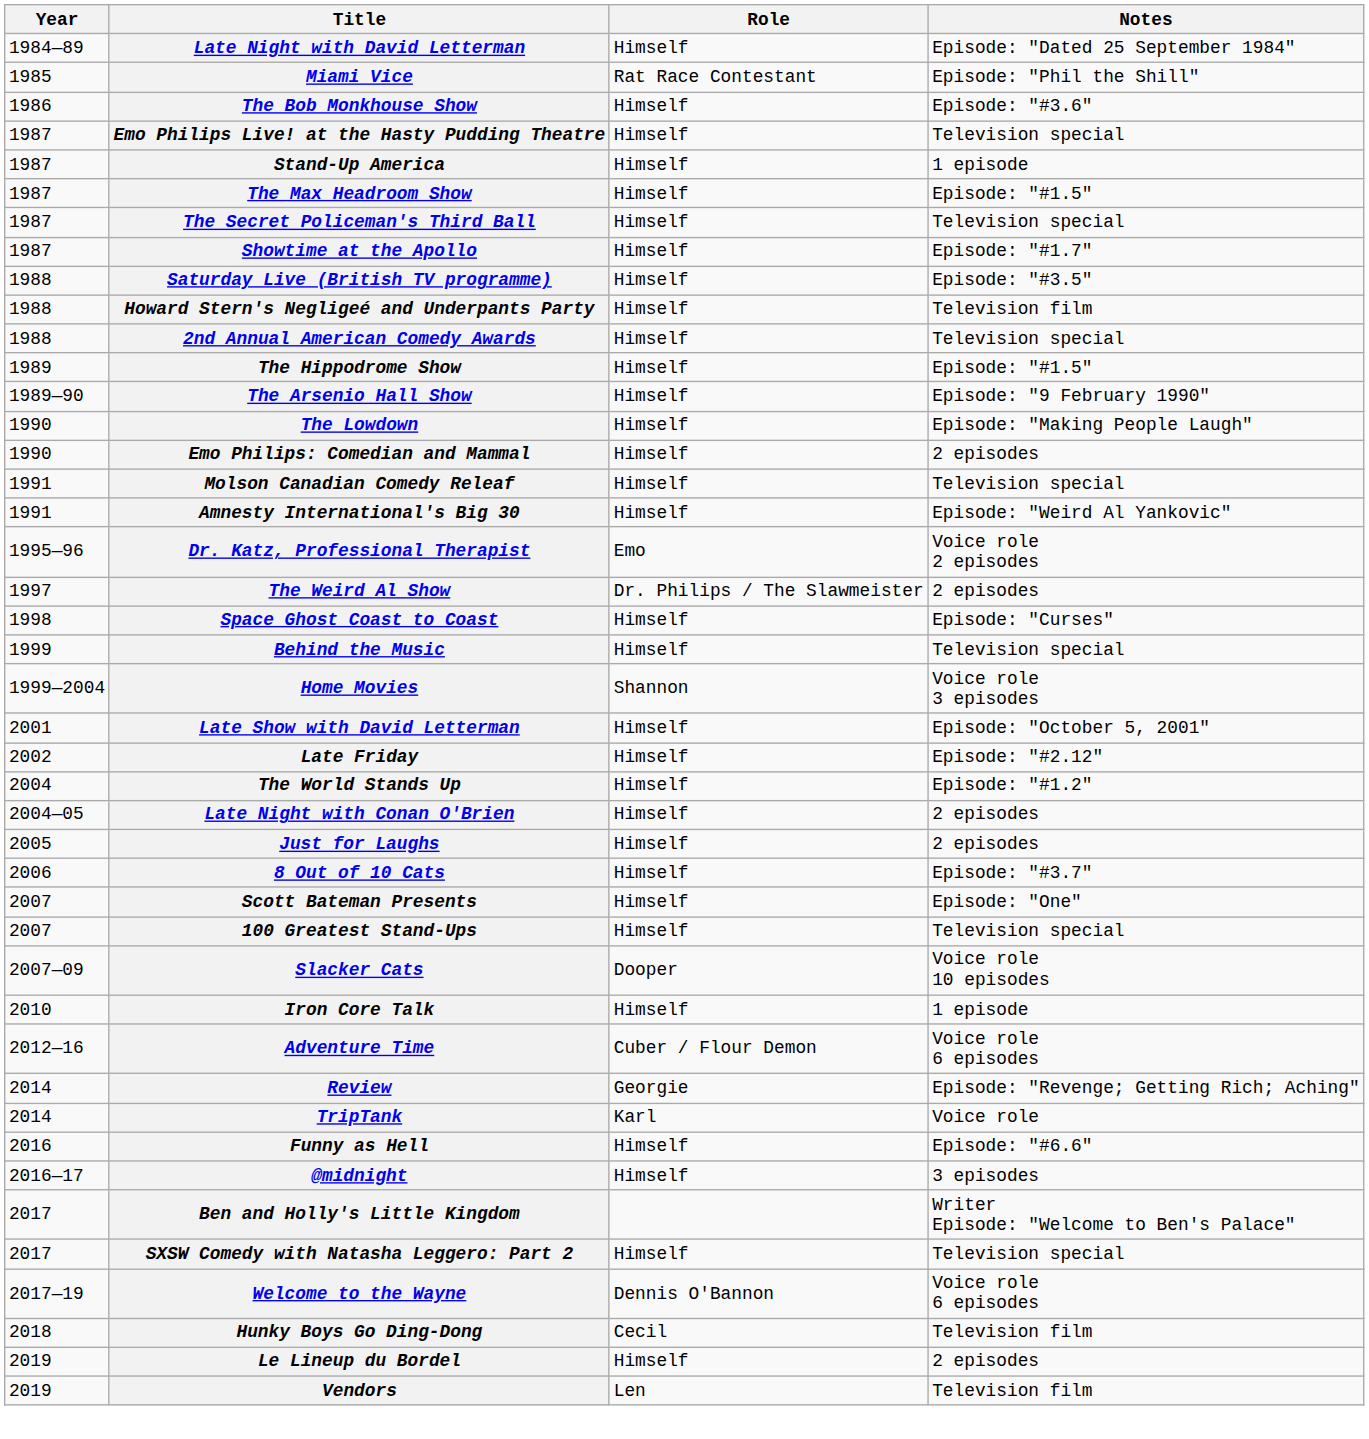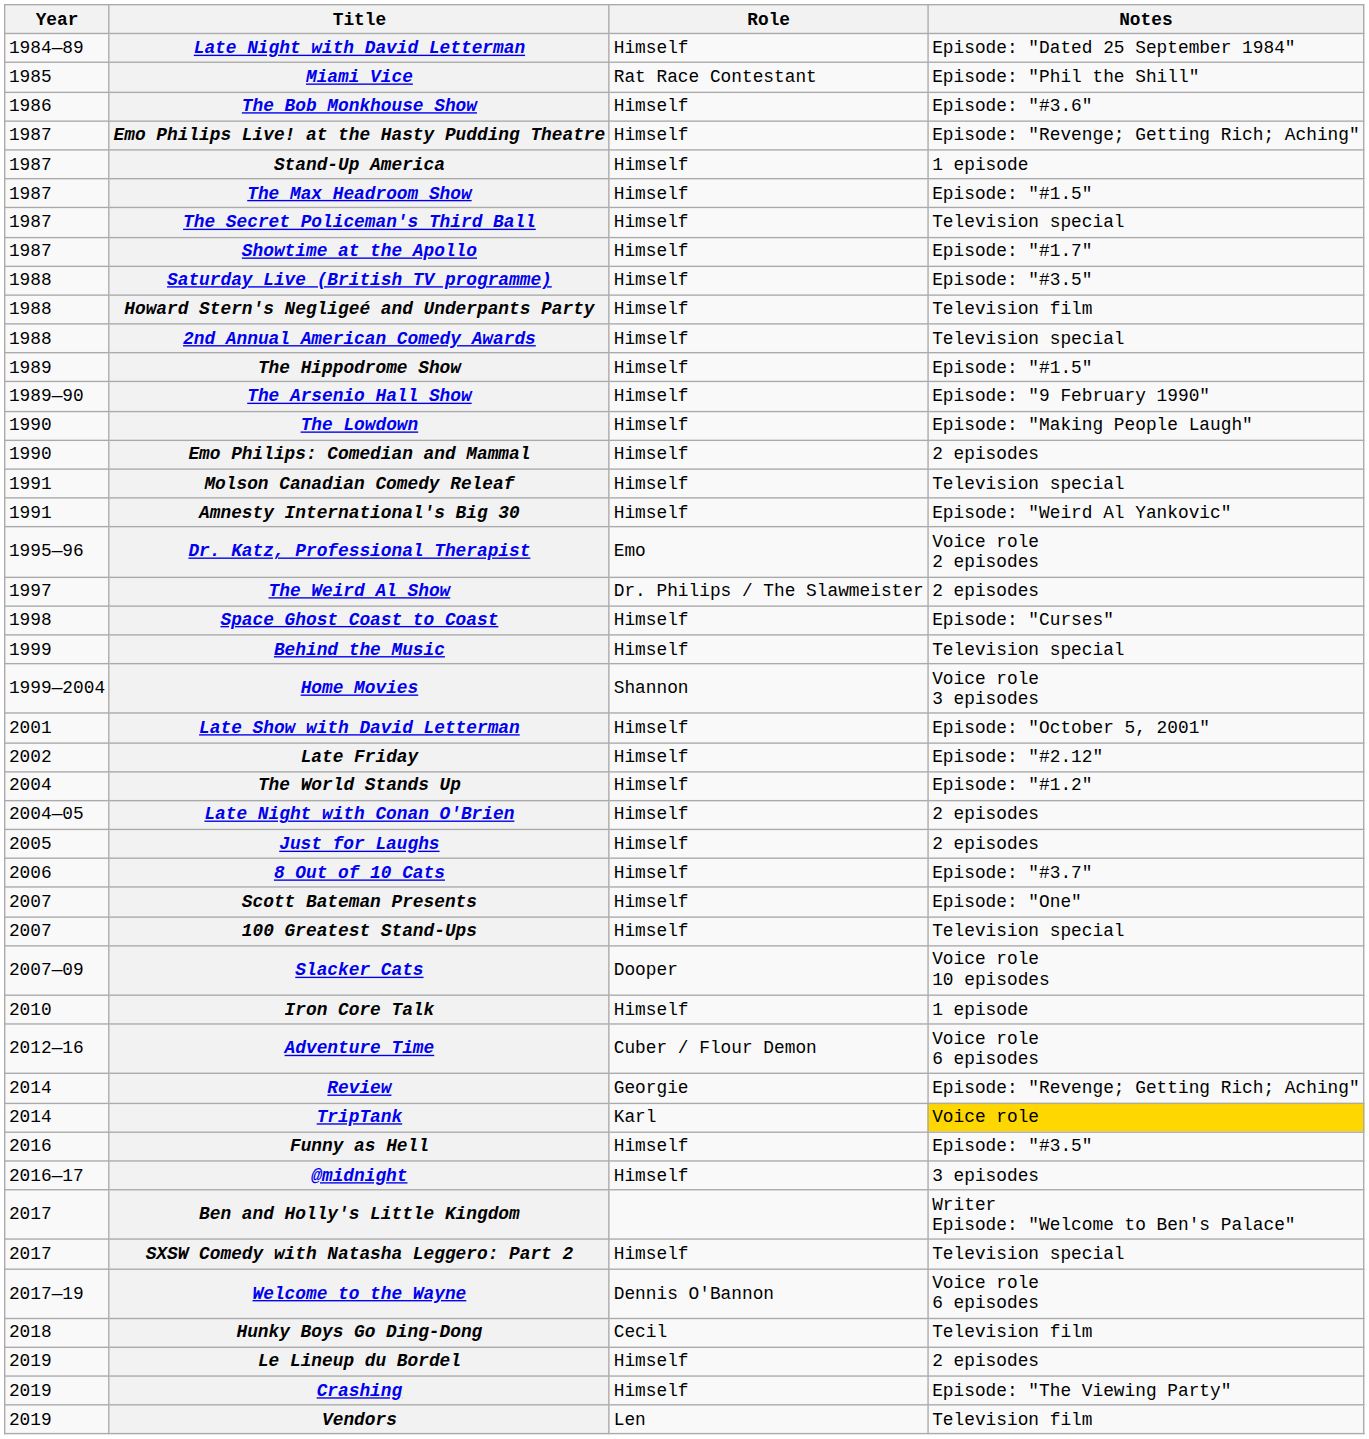(1028, 135) Television special -> (1146, 135) Episode: "Revenge; Getting Rich; Aching"
(986, 1117) no background -> (986, 1117) gold background
(1012, 1146) Episode: "#6.6" -> (1012, 1146) Episode: "#3.5"
+ row: (359, 1391)
